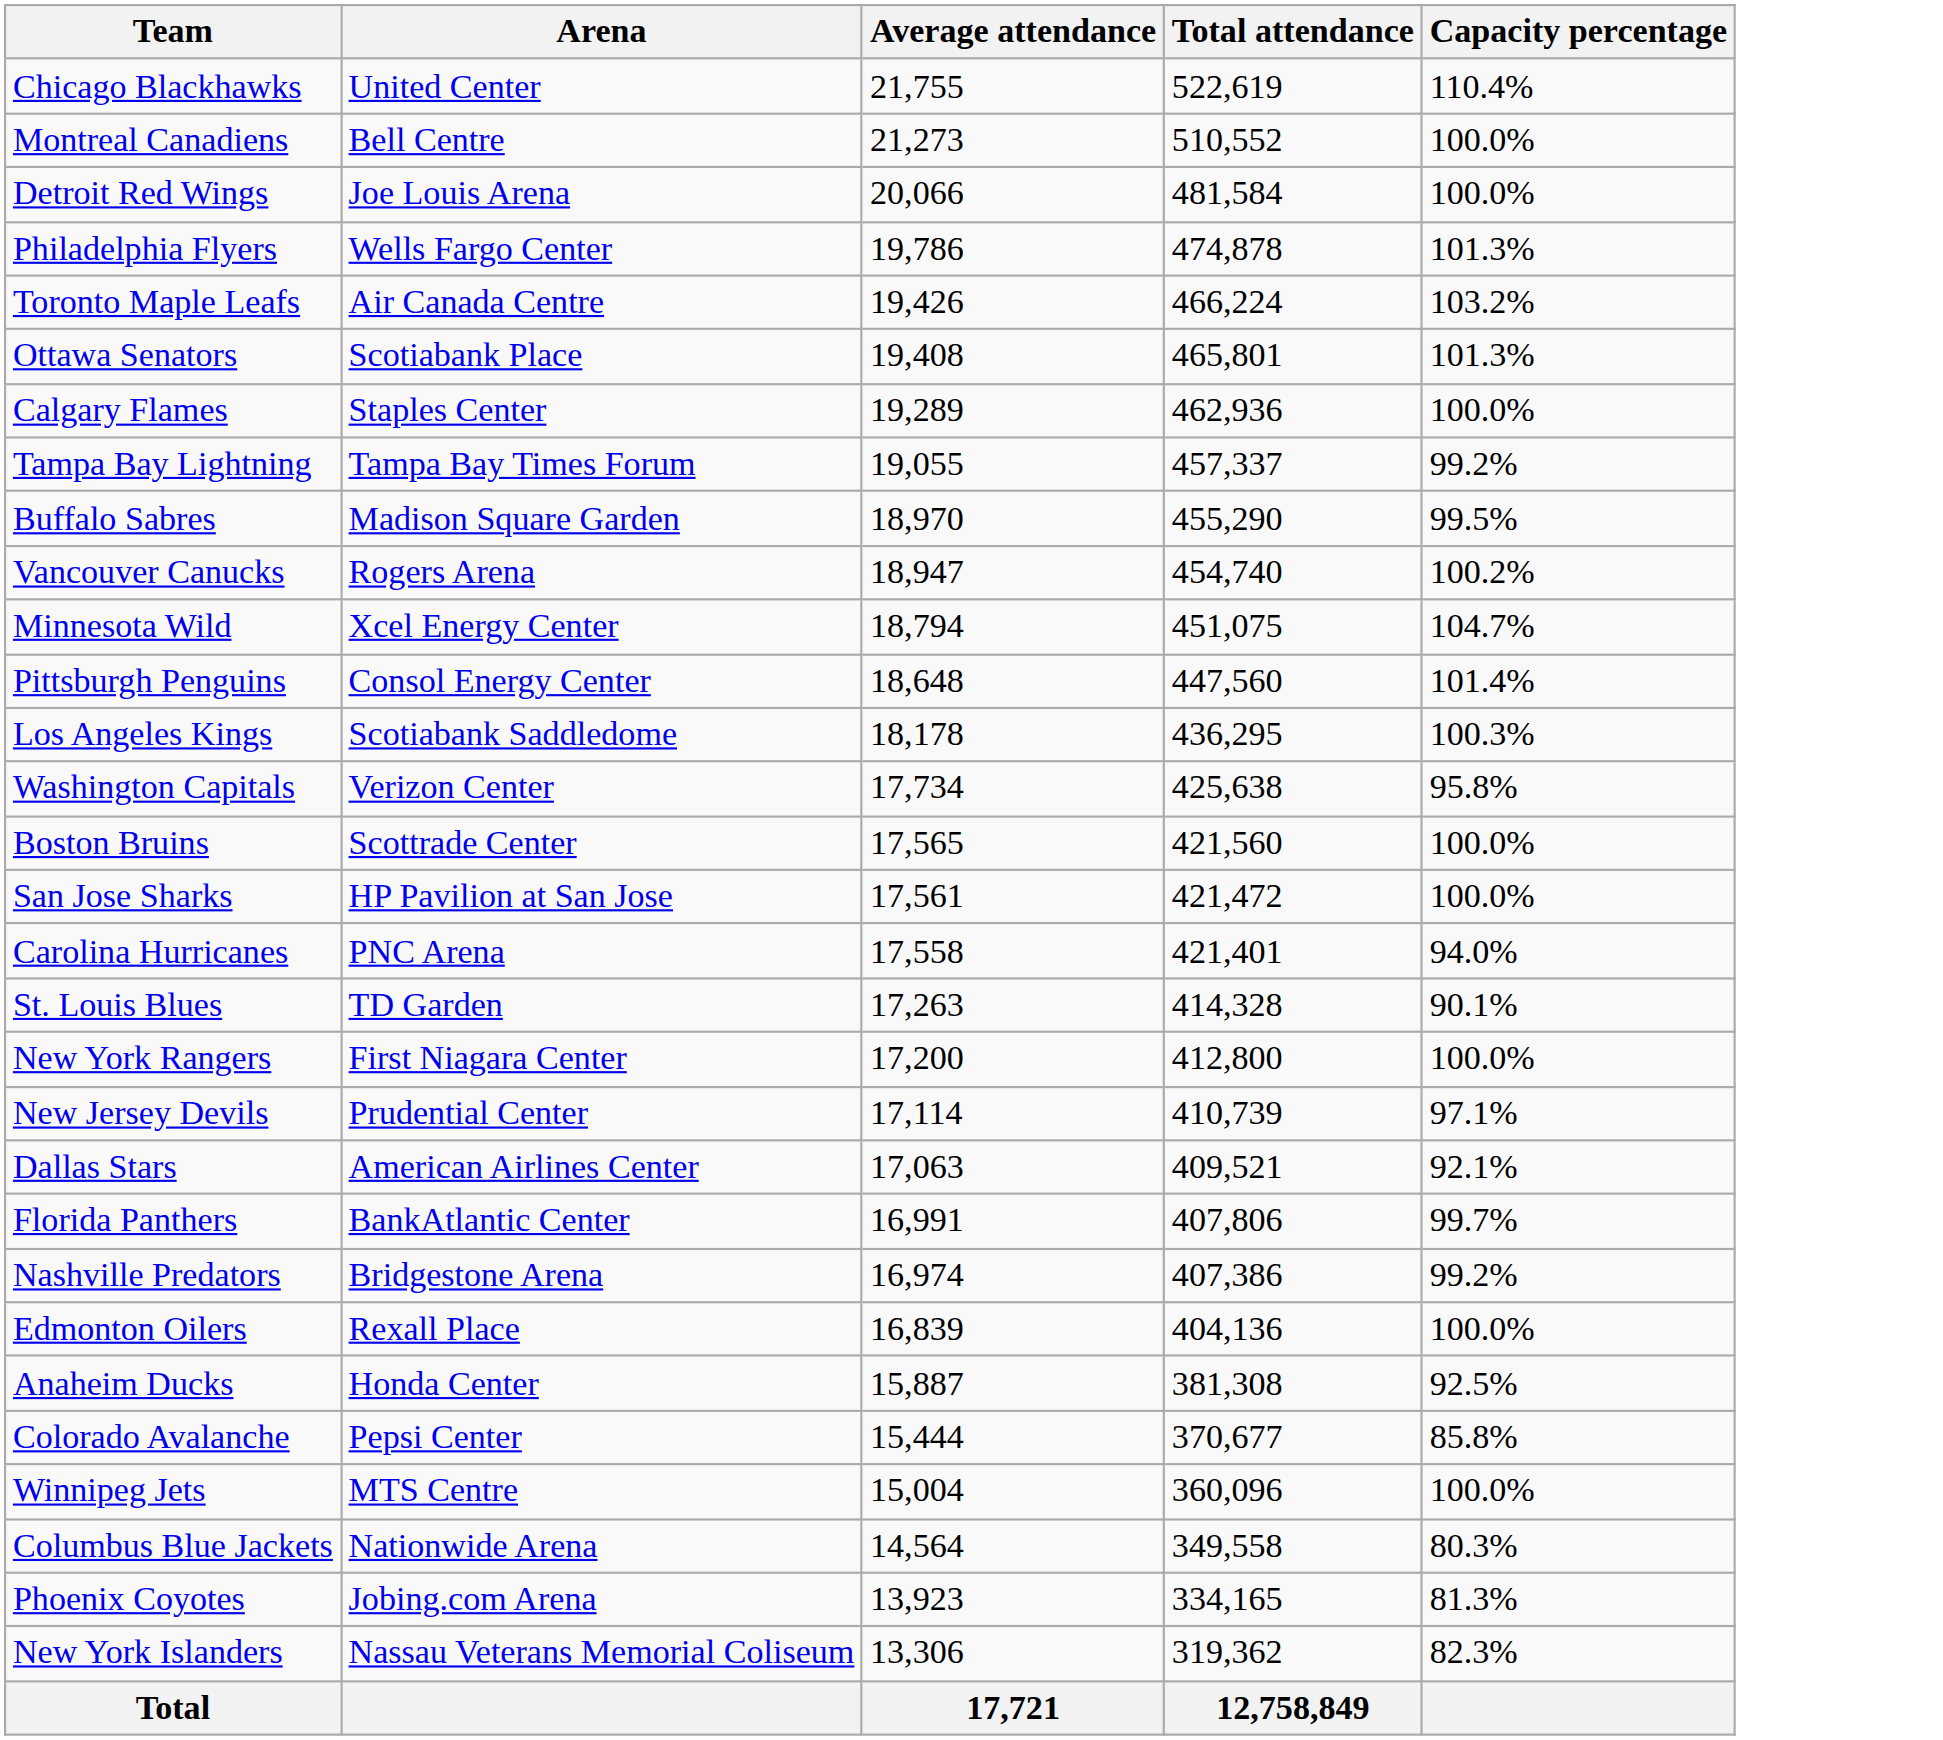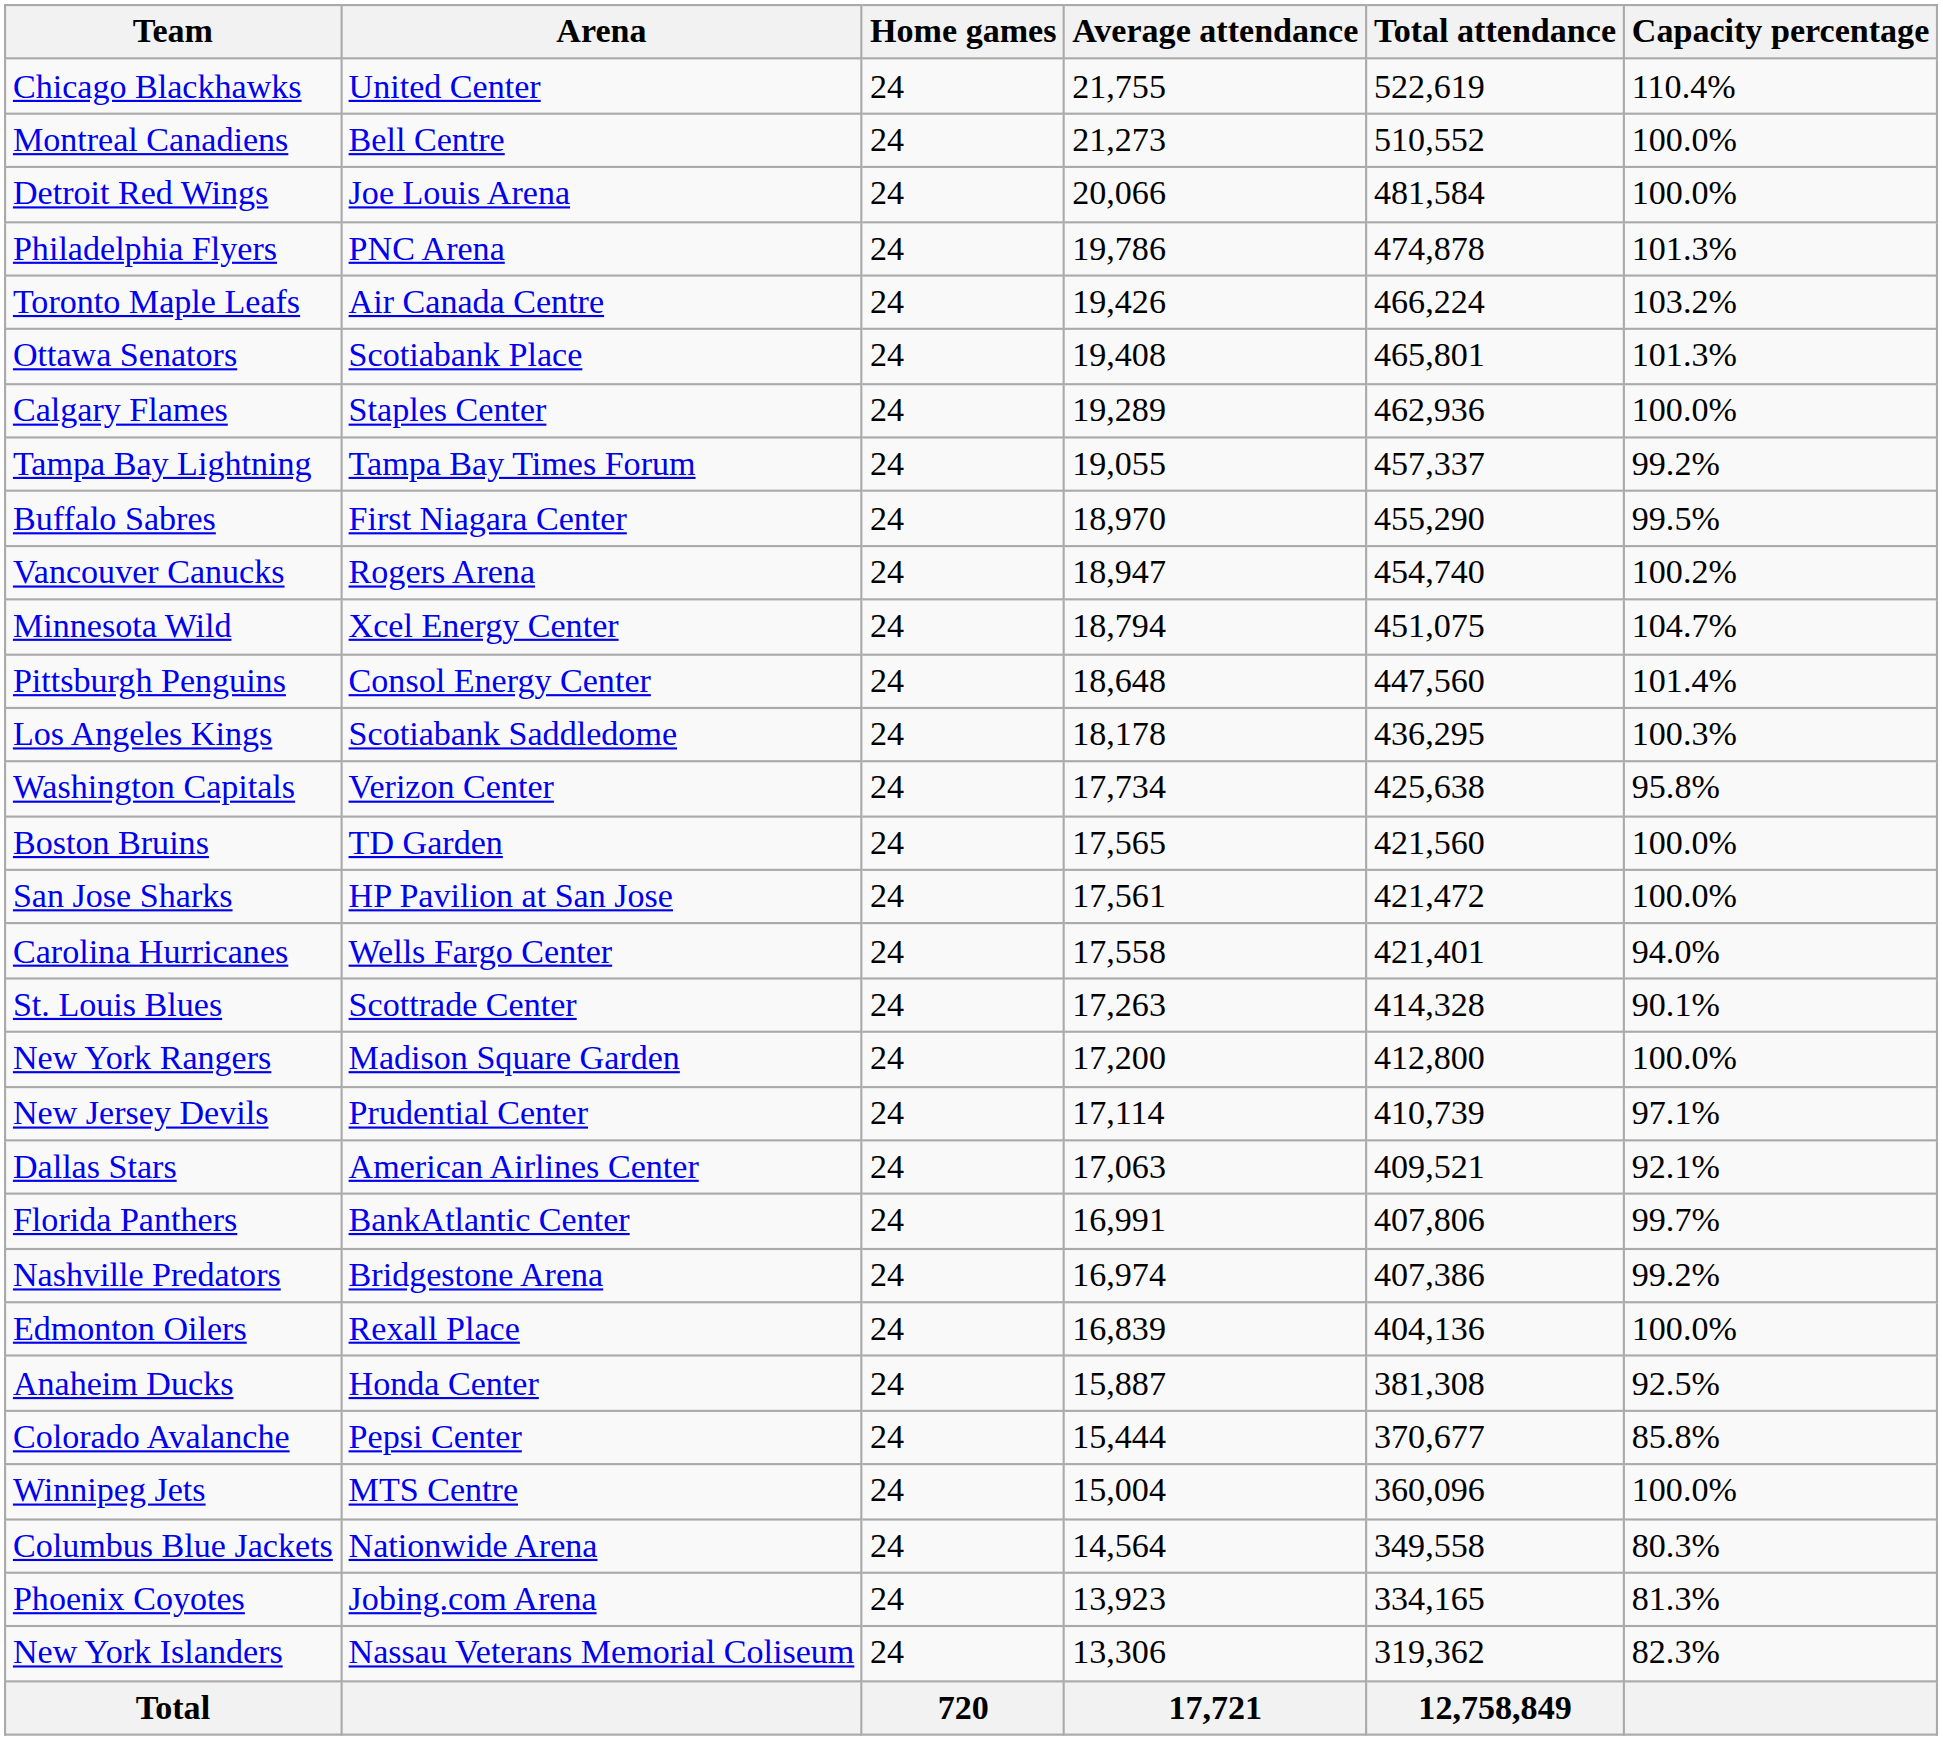+ column: (963, 31)
(480, 247) Wells Fargo Center -> (427, 247) PNC Arena
(514, 517) Madison Square Garden -> (488, 517) First Niagara Center
(463, 842) Scottrade Center -> (426, 842) TD Garden
(427, 950) PNC Arena -> (480, 950) Wells Fargo Center
(426, 1004) TD Garden -> (463, 1004) Scottrade Center
(488, 1058) First Niagara Center -> (514, 1058) Madison Square Garden
